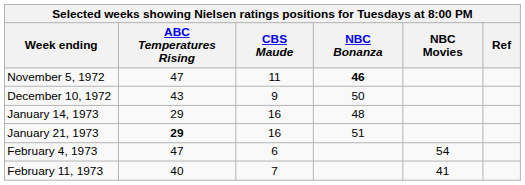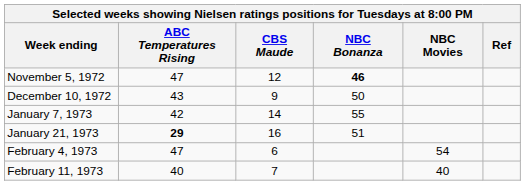(275, 77) 11 -> (275, 77) 12
+ row: (50, 114)
- row: (53, 114)
(443, 170) 41 -> (443, 170) 40
